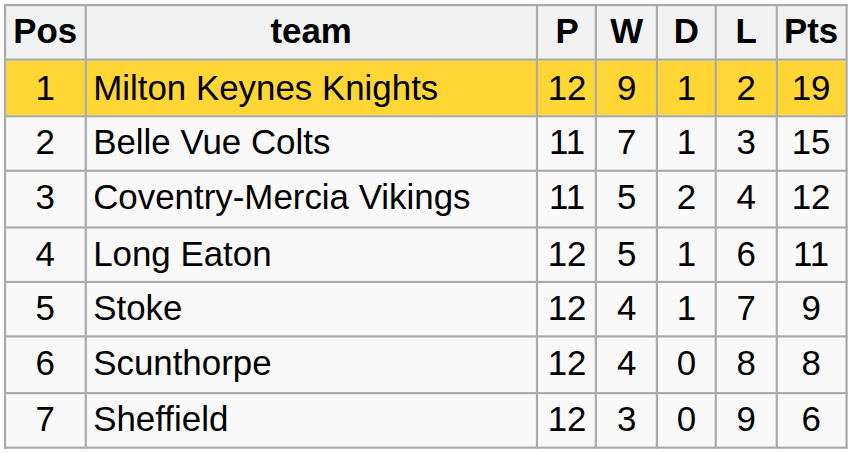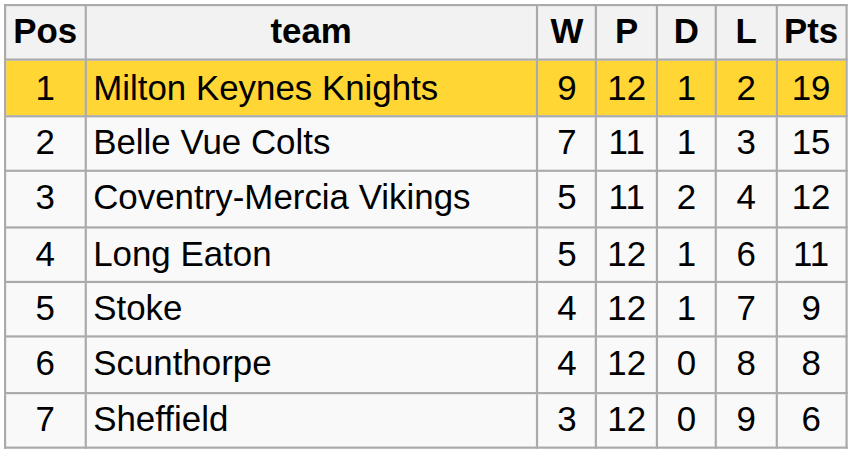columns swapped: (567, 32) <-> (627, 32)
